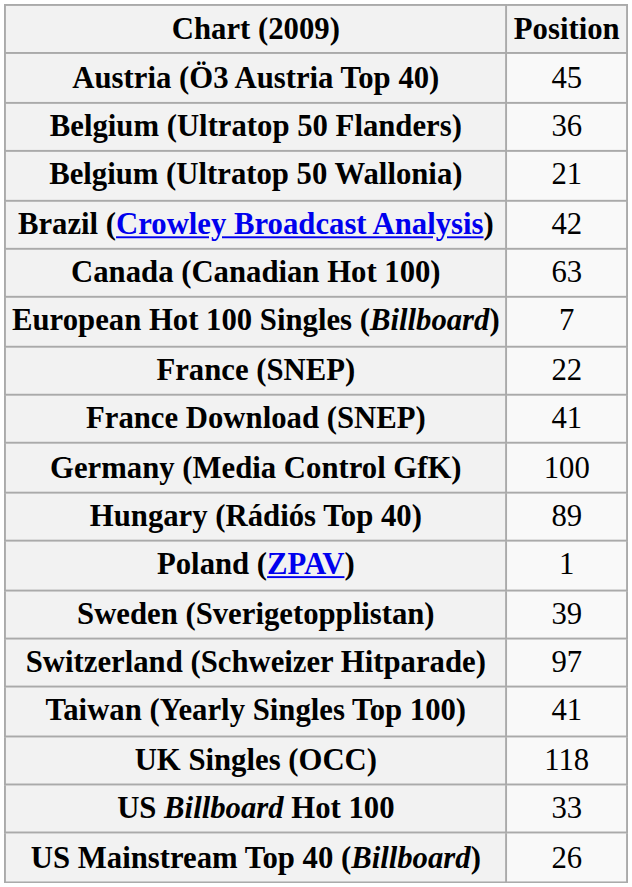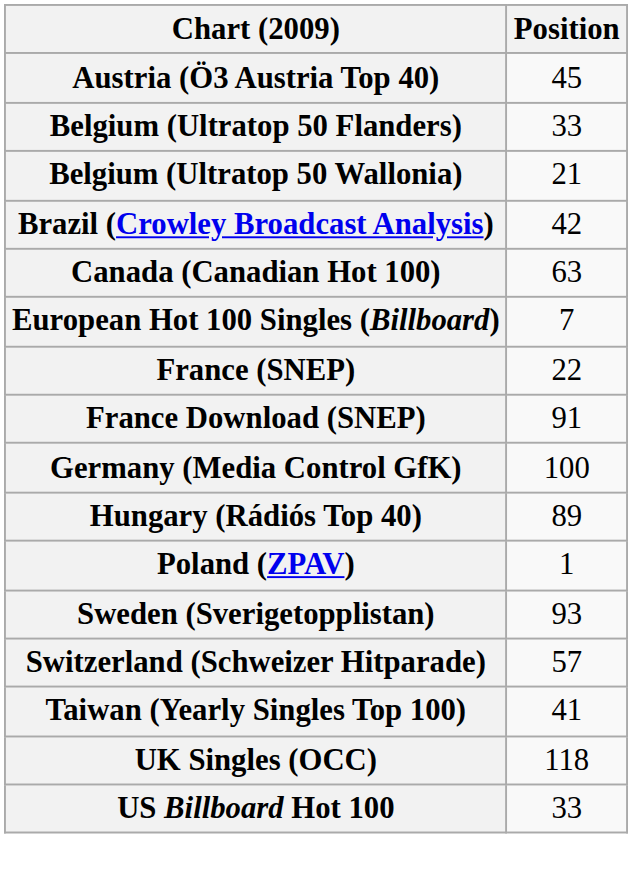(567, 126) 36 -> (567, 126) 33
(567, 418) 41 -> (567, 418) 91
(567, 613) 39 -> (567, 613) 93
(567, 662) 97 -> (567, 662) 57
- row: (256, 857)
